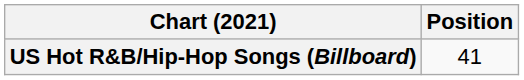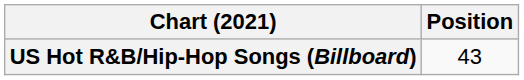(470, 56) 41 -> (470, 56) 43
